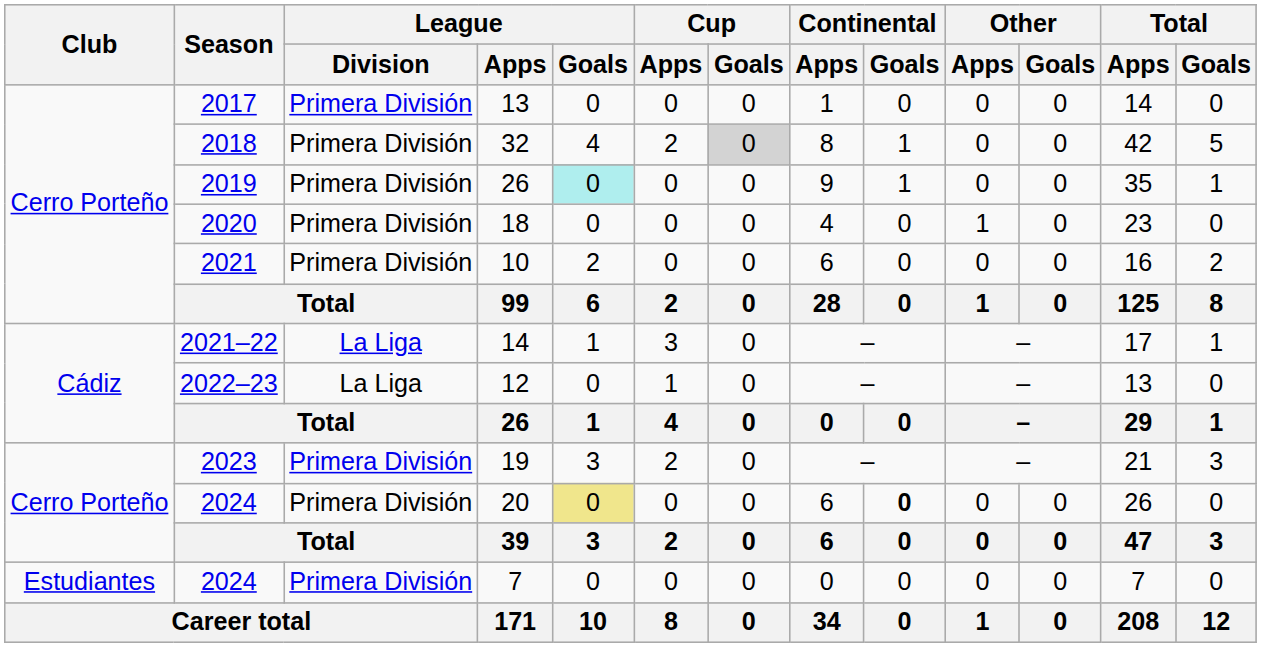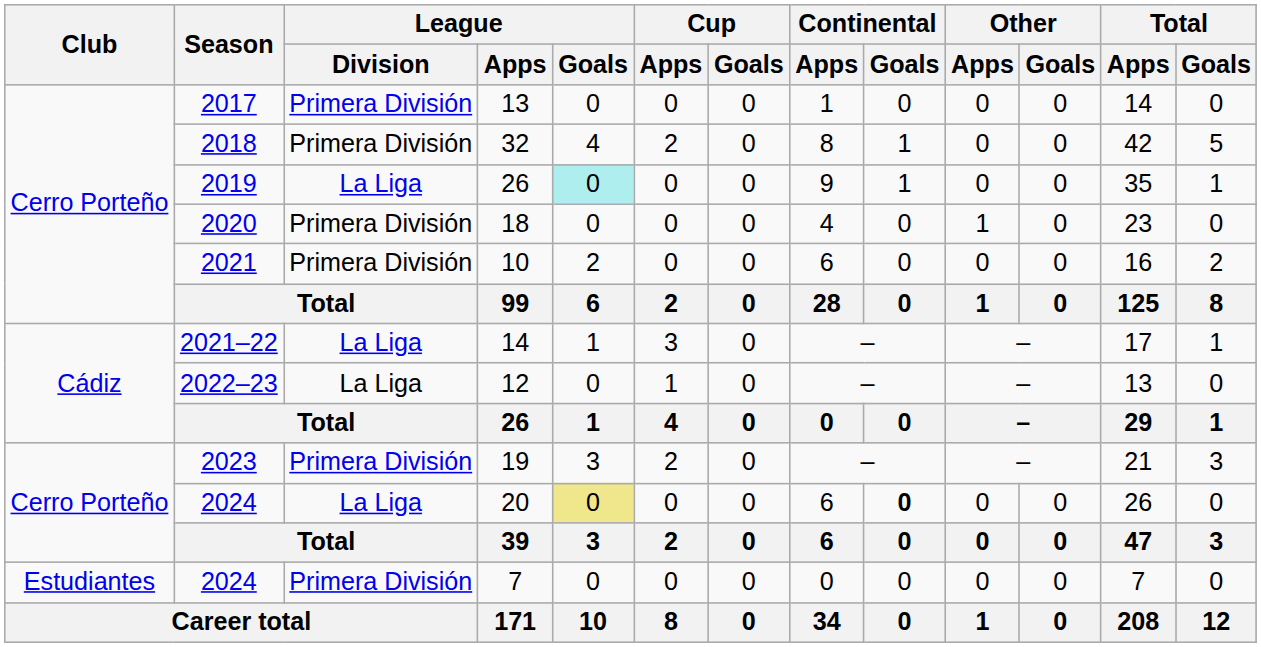(749, 143) lightgrey background -> (749, 143) no background
(381, 183) Primera División -> (381, 183) La Liga
(381, 502) Primera División -> (381, 502) La Liga
